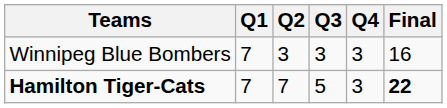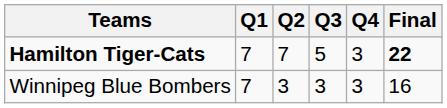rows swapped: (107, 86) <-> (120, 53)
